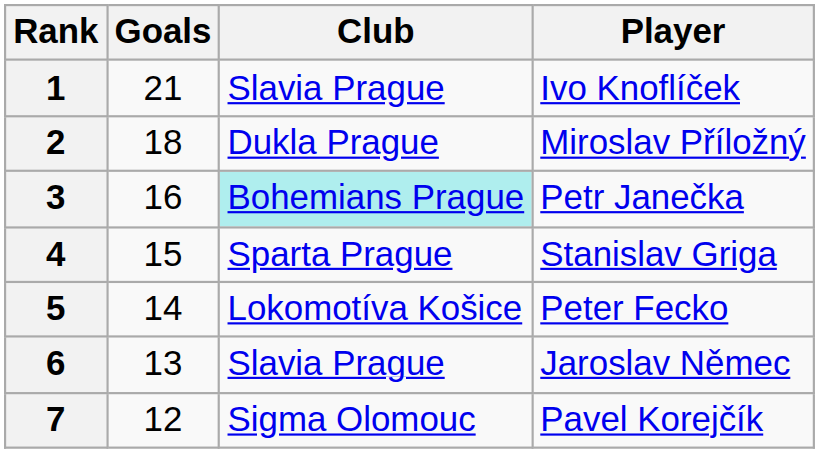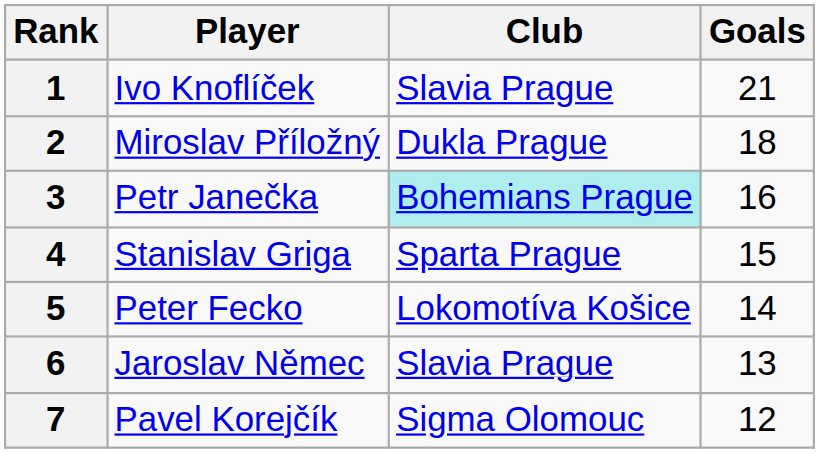columns swapped: (673, 32) <-> (163, 32)
